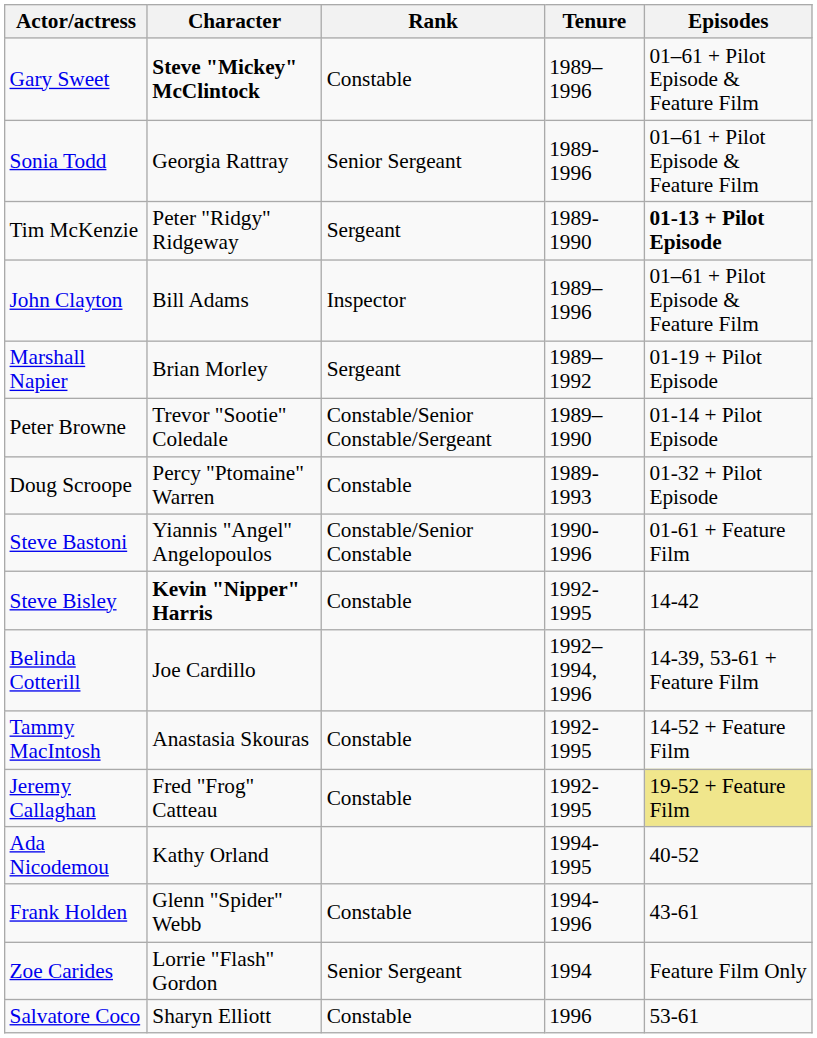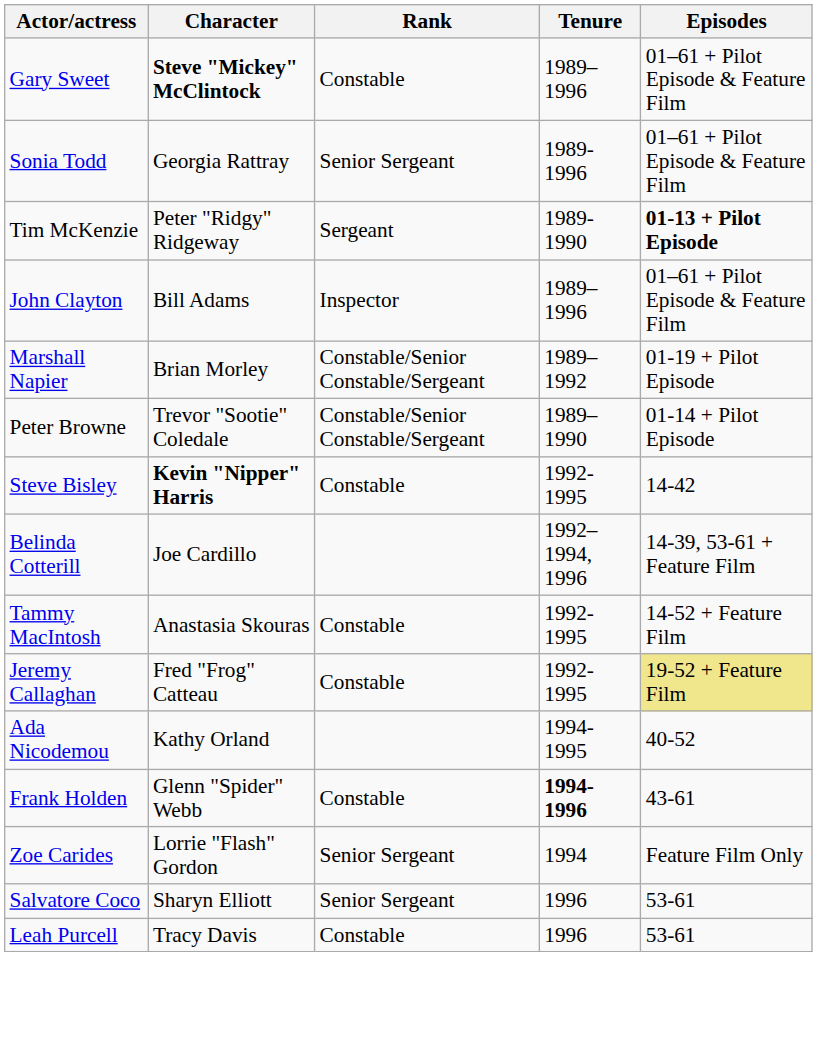(364, 369) Sergeant -> (402, 369) Constable/Senior Constable/Sergeant
- row: (71, 485)
- row: (68, 542)
(574, 912) normal -> (569, 797) bold
(369, 1016) Constable -> (387, 900) Senior Sergeant
+ row: (64, 934)
